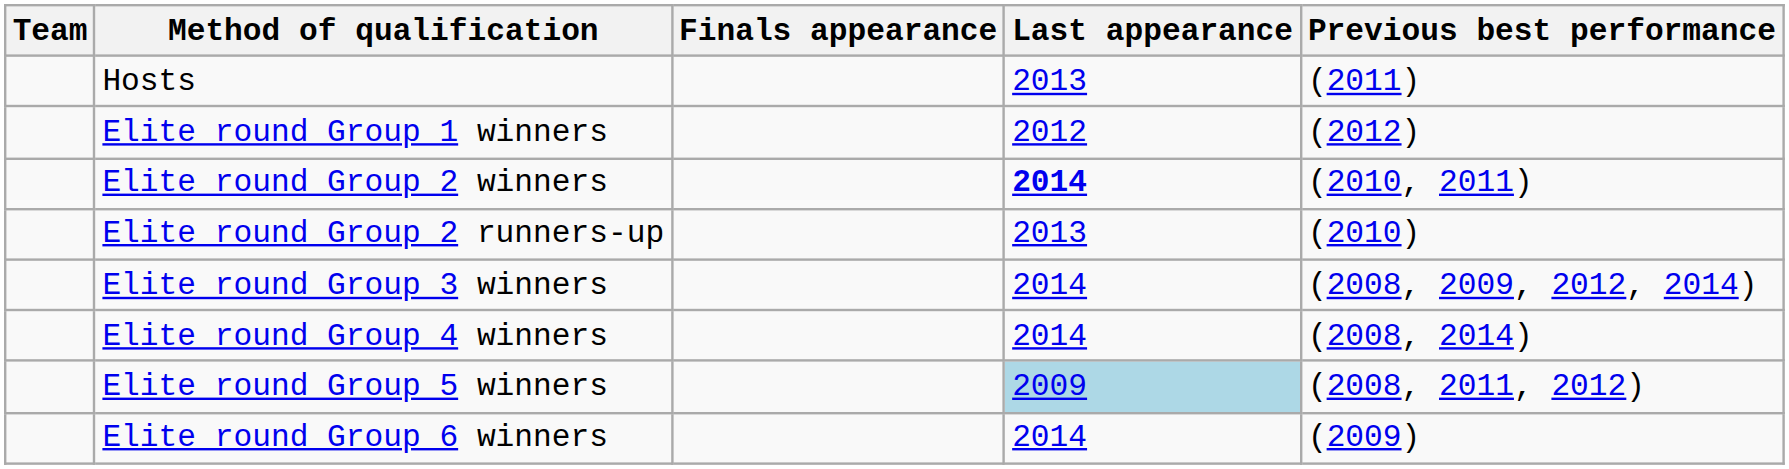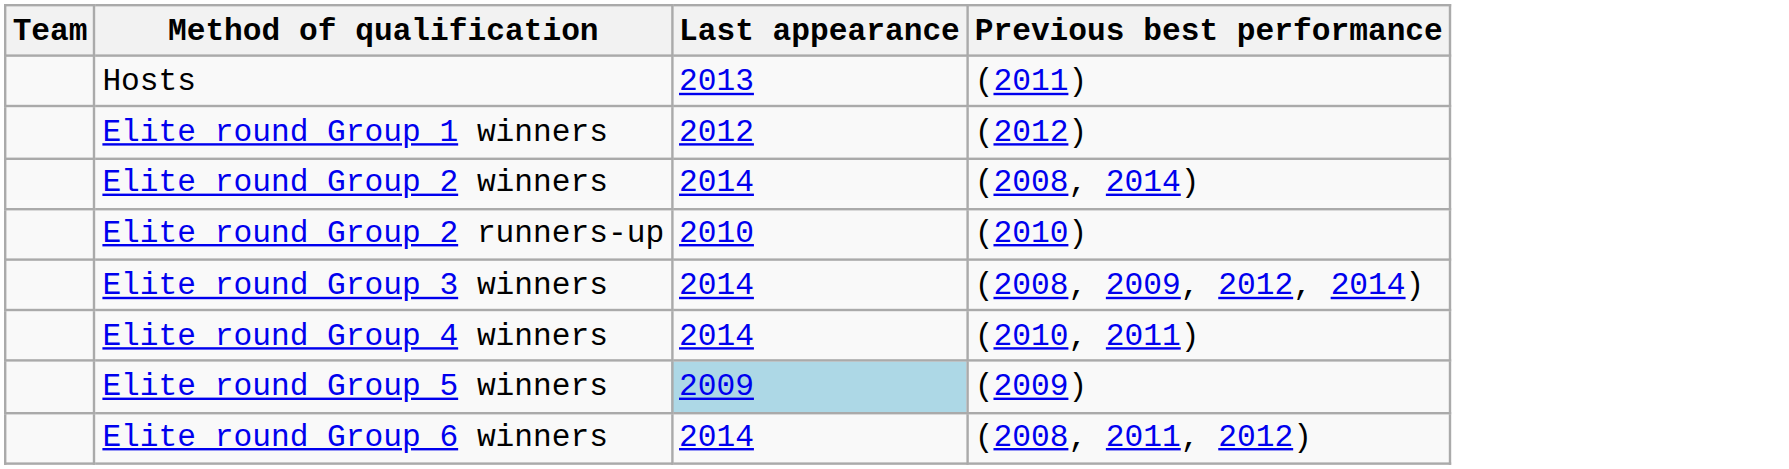- column: (838, 31)
(1050, 183) bold -> (716, 183) normal
(1420, 183) (2010, 2011) -> (1087, 183) (2008, 2014)
(1050, 234) 2013 -> (716, 234) 2010
(1420, 336) (2008, 2014) -> (1087, 336) (2010, 2011)
(1476, 387) (2008, 2011, 2012) -> (1031, 387) (2009)
(1364, 437) (2009) -> (1143, 437) (2008, 2011, 2012)
